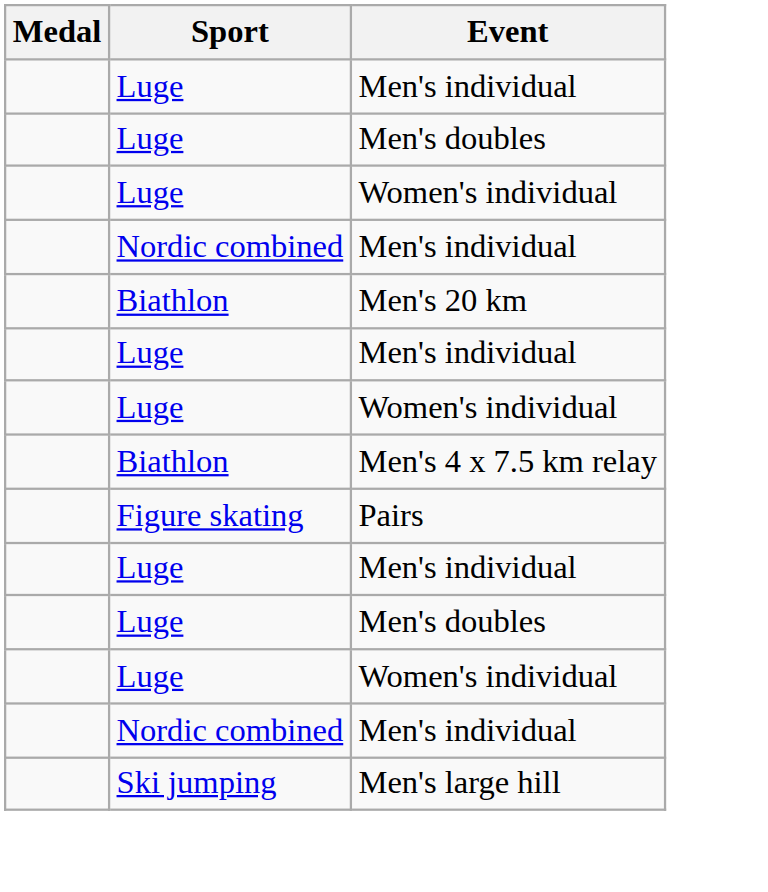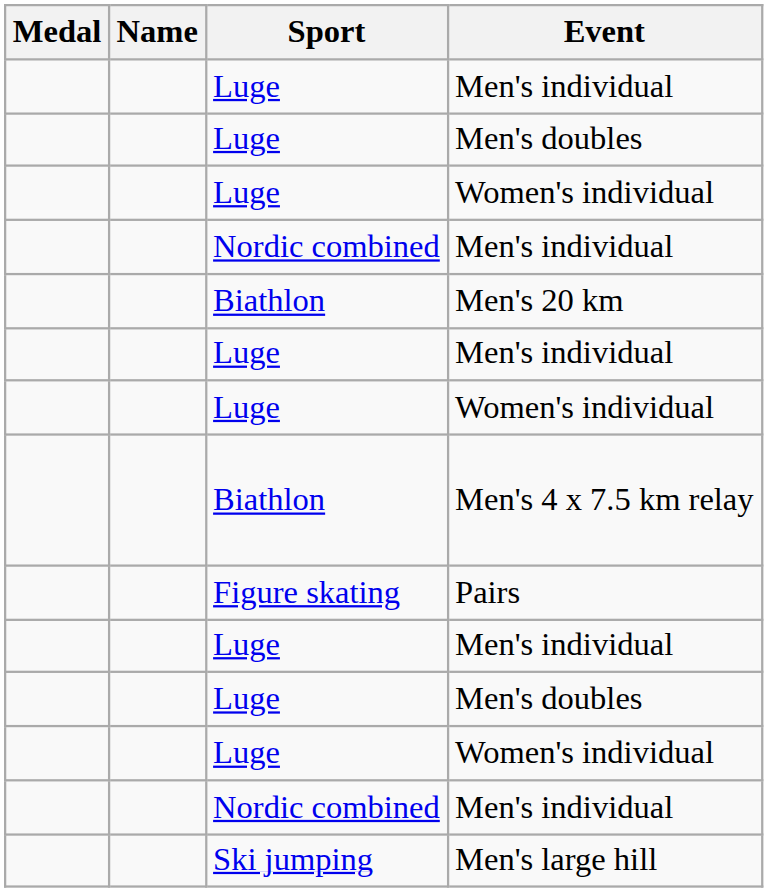+ column: (157, 31)
